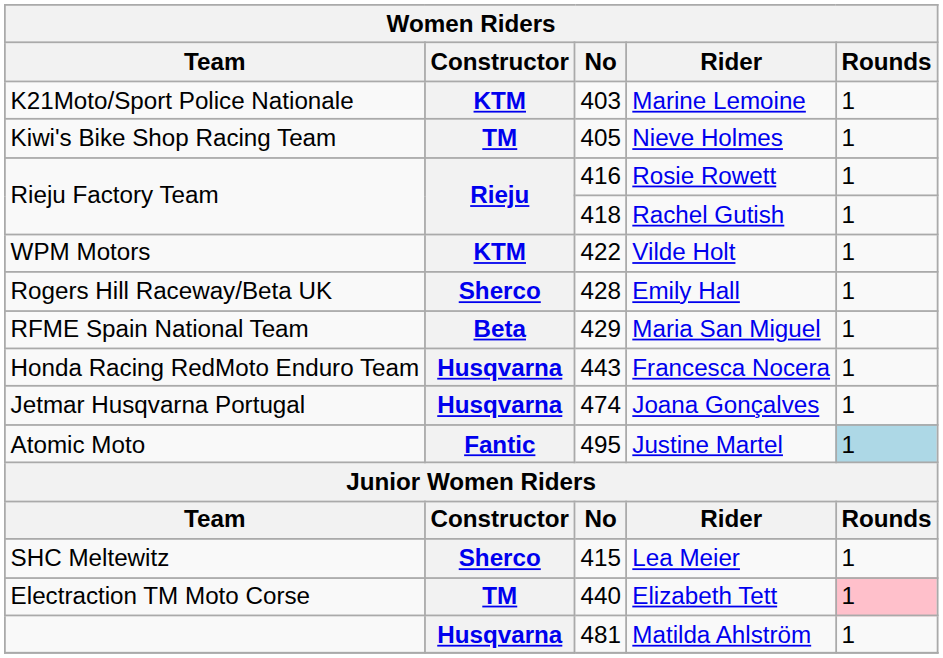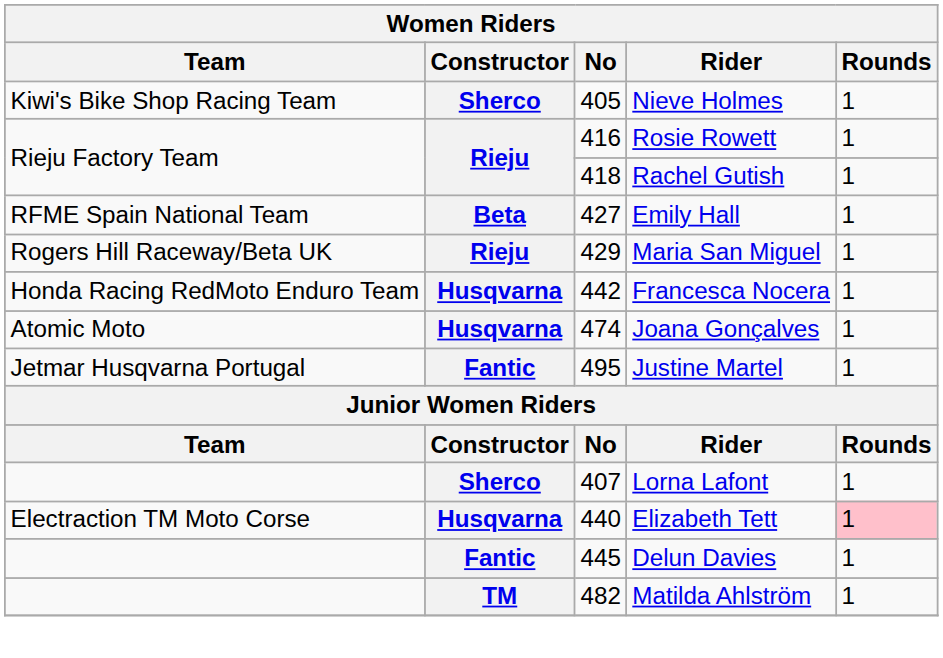- row: (719, 100)
(500, 138) TM -> (500, 100) Sherco
- row: (684, 253)
(171, 291) Rogers Hill Raceway/Beta UK -> (160, 214) RFME Spain National Team
(500, 291) Sherco -> (500, 214) Beta
(601, 291) 428 -> (601, 214) 427
(160, 329) RFME Spain National Team -> (171, 253) Rogers Hill Raceway/Beta UK
(500, 329) Beta -> (500, 253) Rieju
(601, 367) 443 -> (601, 291) 442
(158, 405) Jetmar Husqvarna Portugal -> (78, 329) Atomic Moto
(78, 443) Atomic Moto -> (158, 367) Jetmar Husqvarna Portugal
(848, 443) lightblue background -> (848, 367) no background
+ row: (700, 481)
- row: (686, 558)
(500, 596) TM -> (500, 520) Husqvarna
+ row: (704, 558)
(500, 634) Husqvarna -> (500, 596) TM
(601, 634) 481 -> (601, 596) 482
